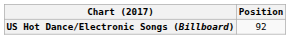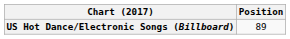(261, 27) 92 -> (261, 27) 89
